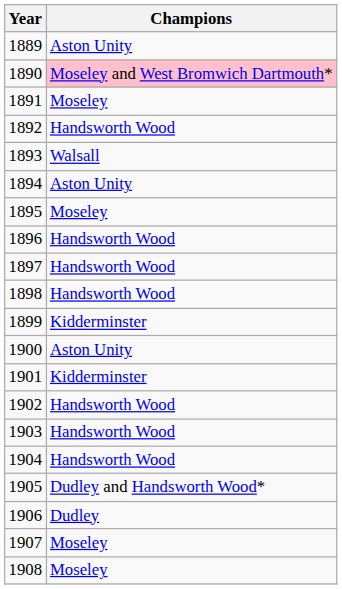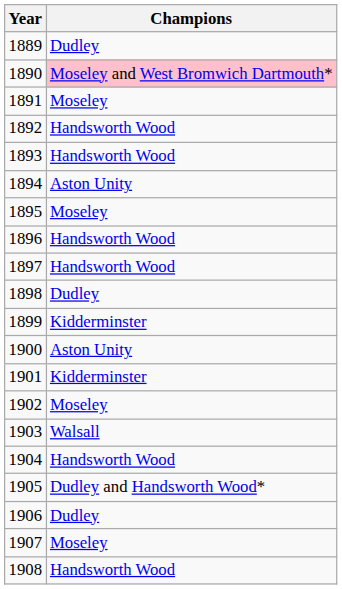(91, 45) Aston Unity -> (75, 45) Dudley
(75, 155) Walsall -> (112, 155) Handsworth Wood
(112, 293) Handsworth Wood -> (75, 293) Dudley
(112, 404) Handsworth Wood -> (79, 404) Moseley
(112, 431) Handsworth Wood -> (75, 431) Walsall
(79, 569) Moseley -> (112, 569) Handsworth Wood
